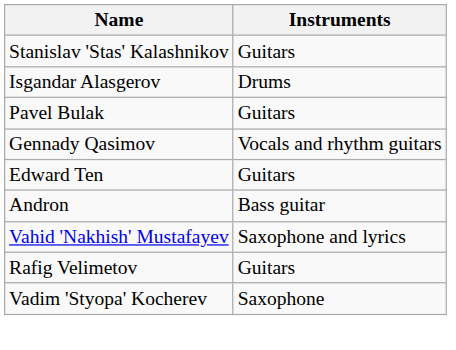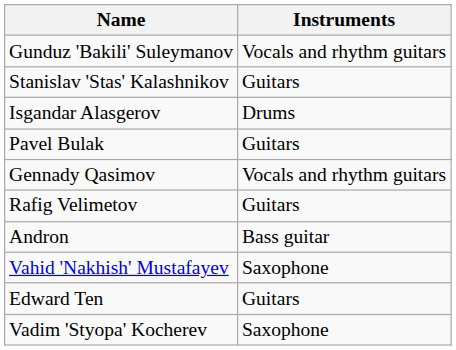+ row: (121, 50)
rows swapped: (56, 174) <-> (73, 267)
(322, 236) Saxophone and lyrics -> (285, 267) Saxophone
